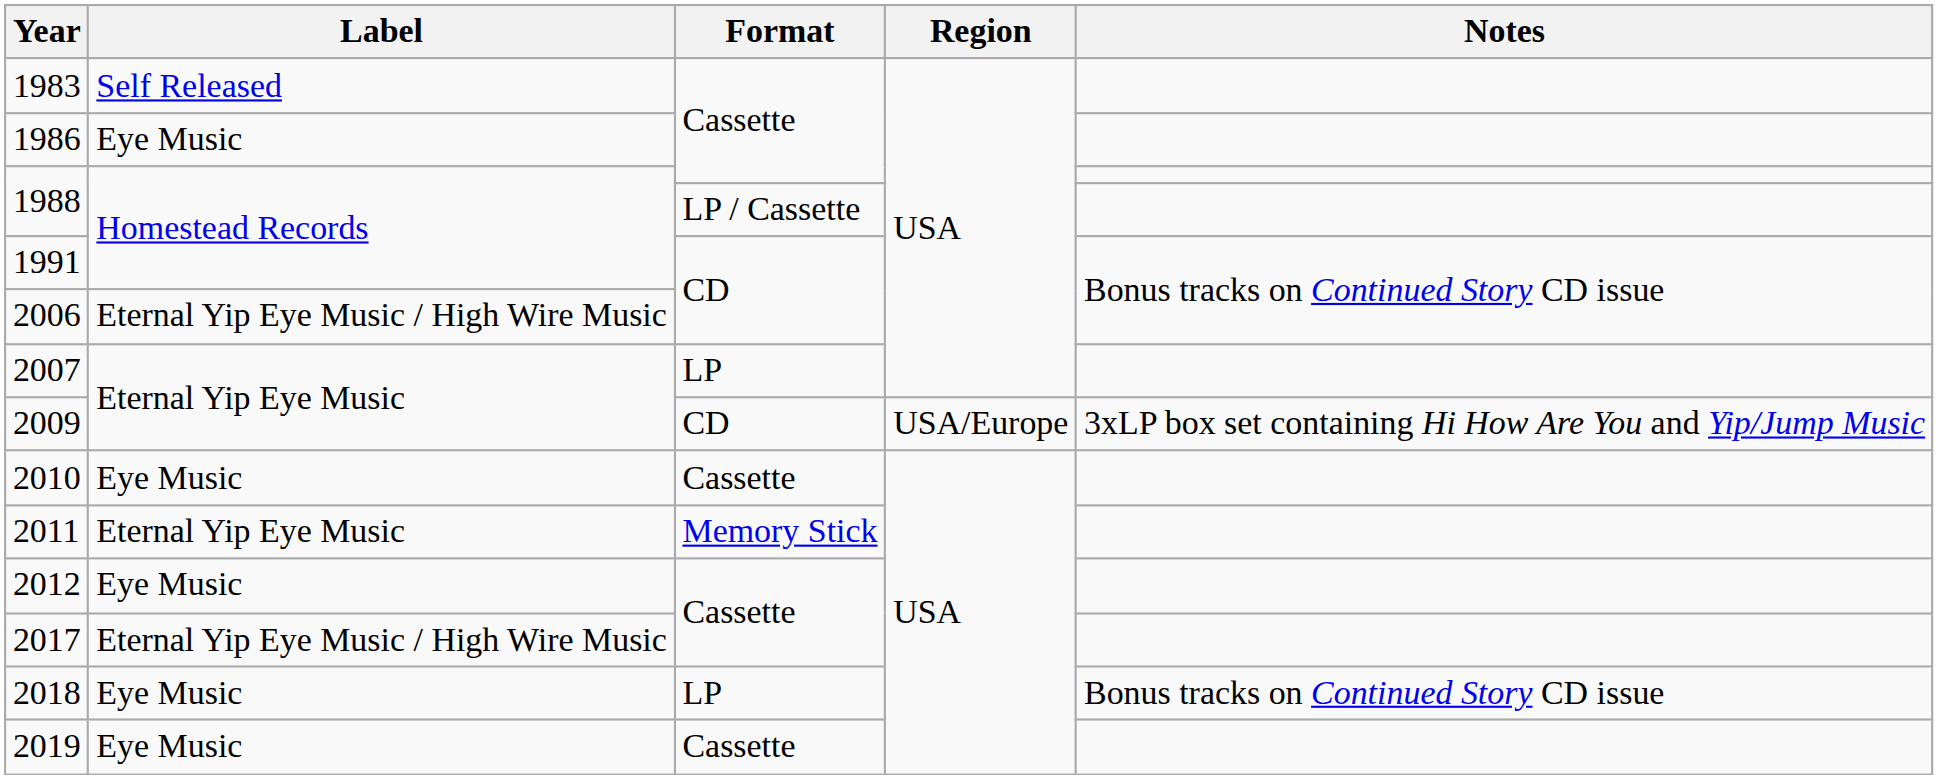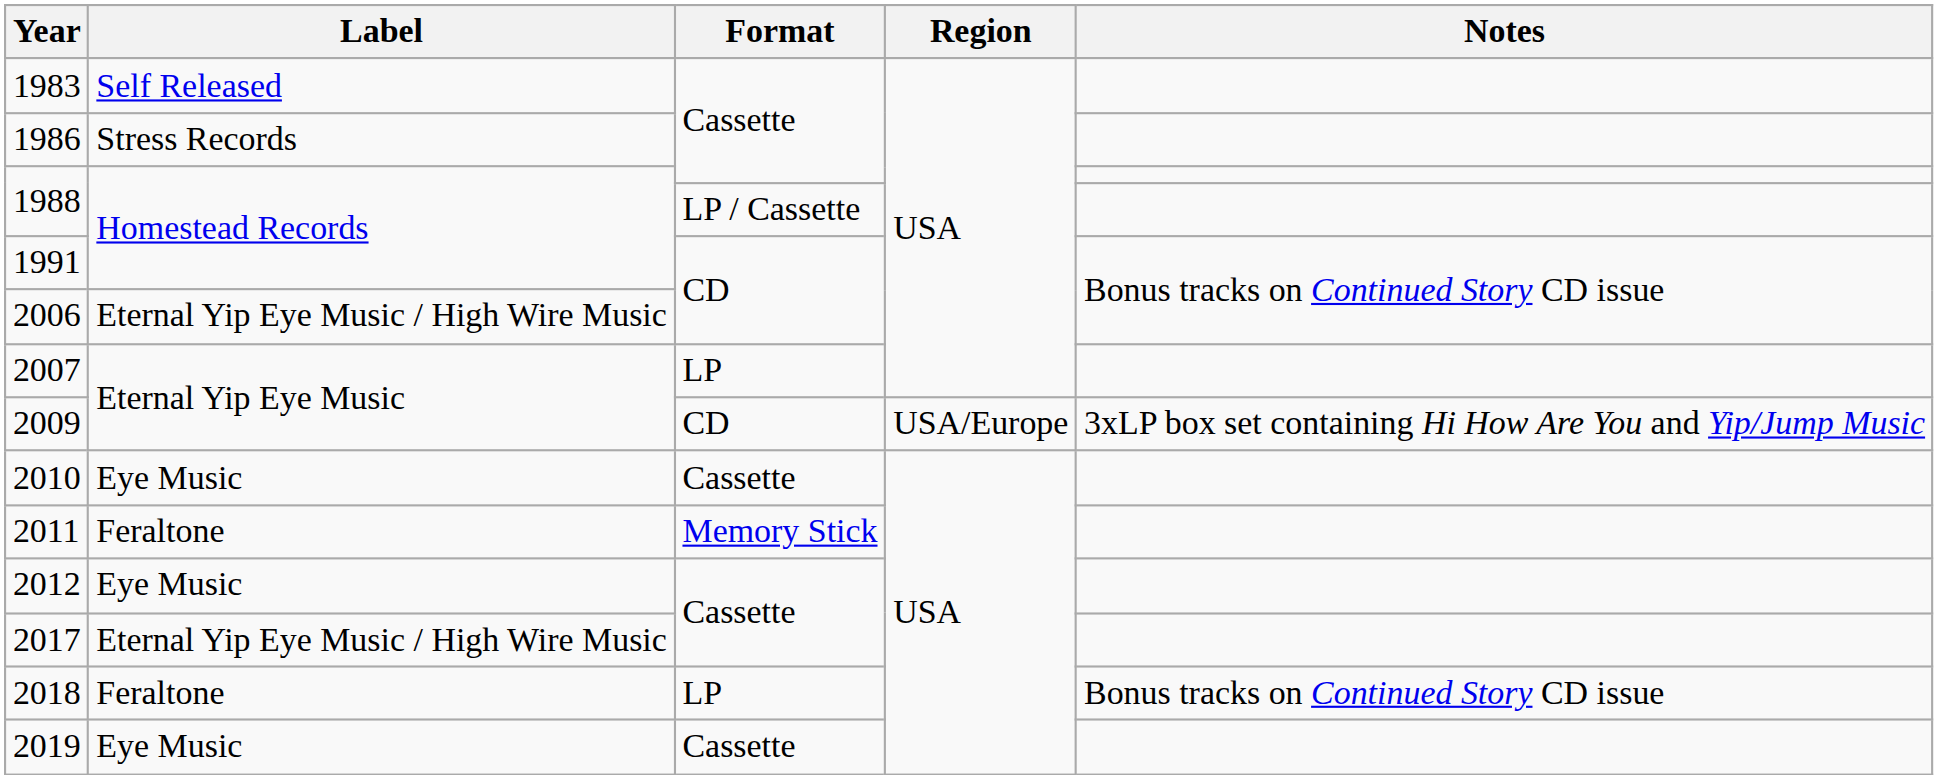(169, 138) Eye Music -> (197, 138) Stress Records
(251, 531) Eternal Yip Eye Music -> (160, 531) Feraltone
(169, 692) Eye Music -> (160, 692) Feraltone
